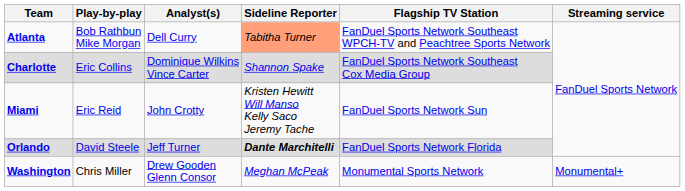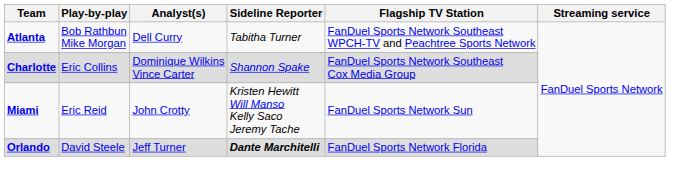(280, 37) lightsalmon background -> (265, 37) no background
- row: (39, 171)
